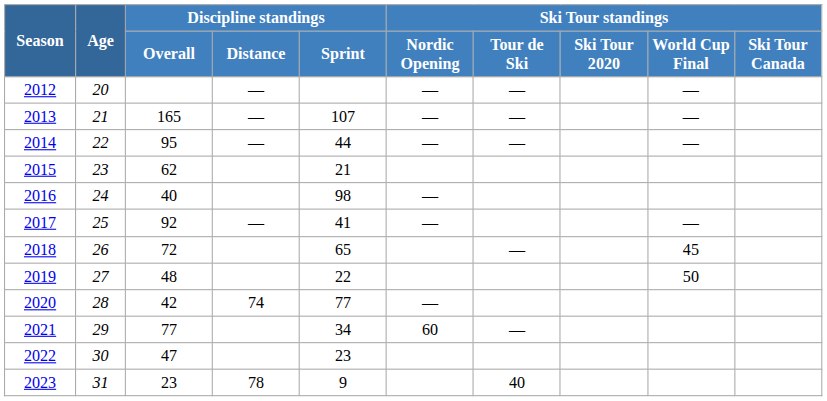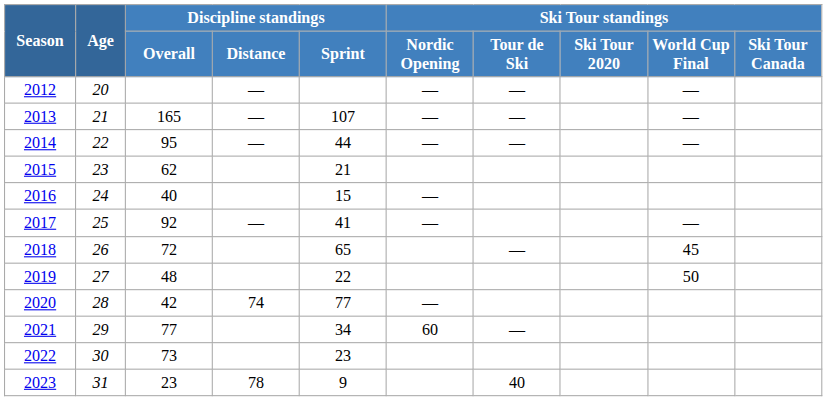(343, 196) 98 -> (343, 196) 15
(169, 355) 47 -> (169, 355) 73
